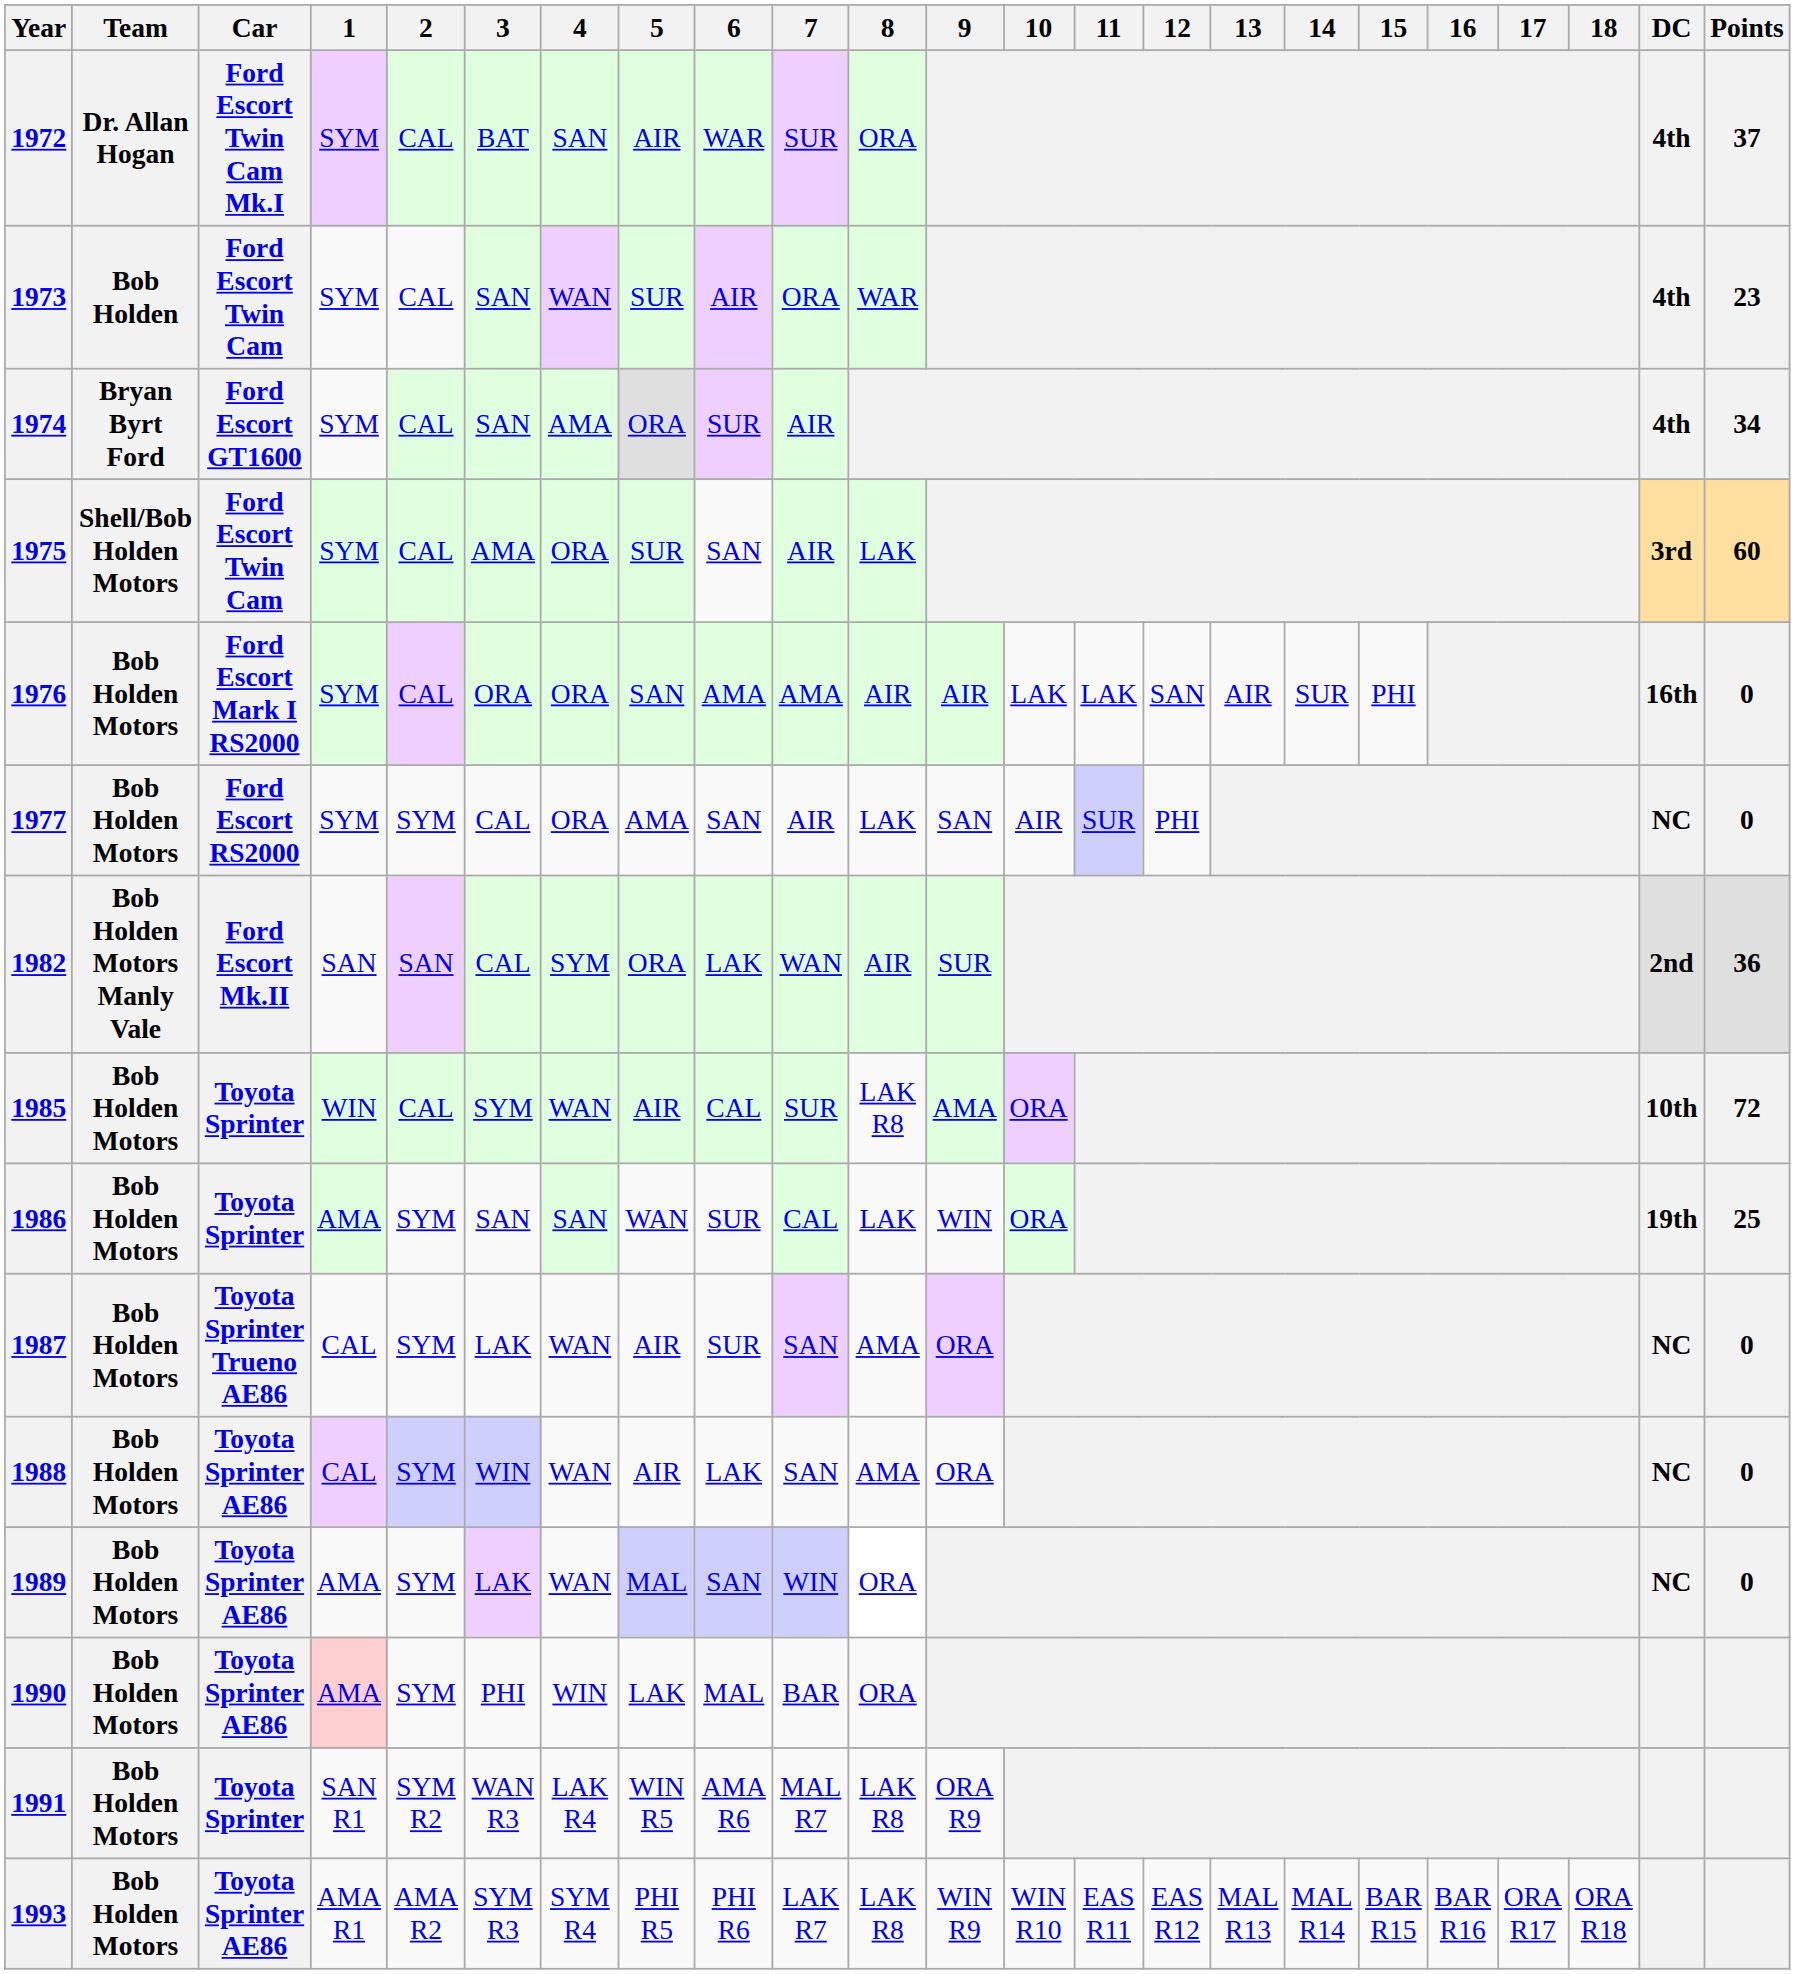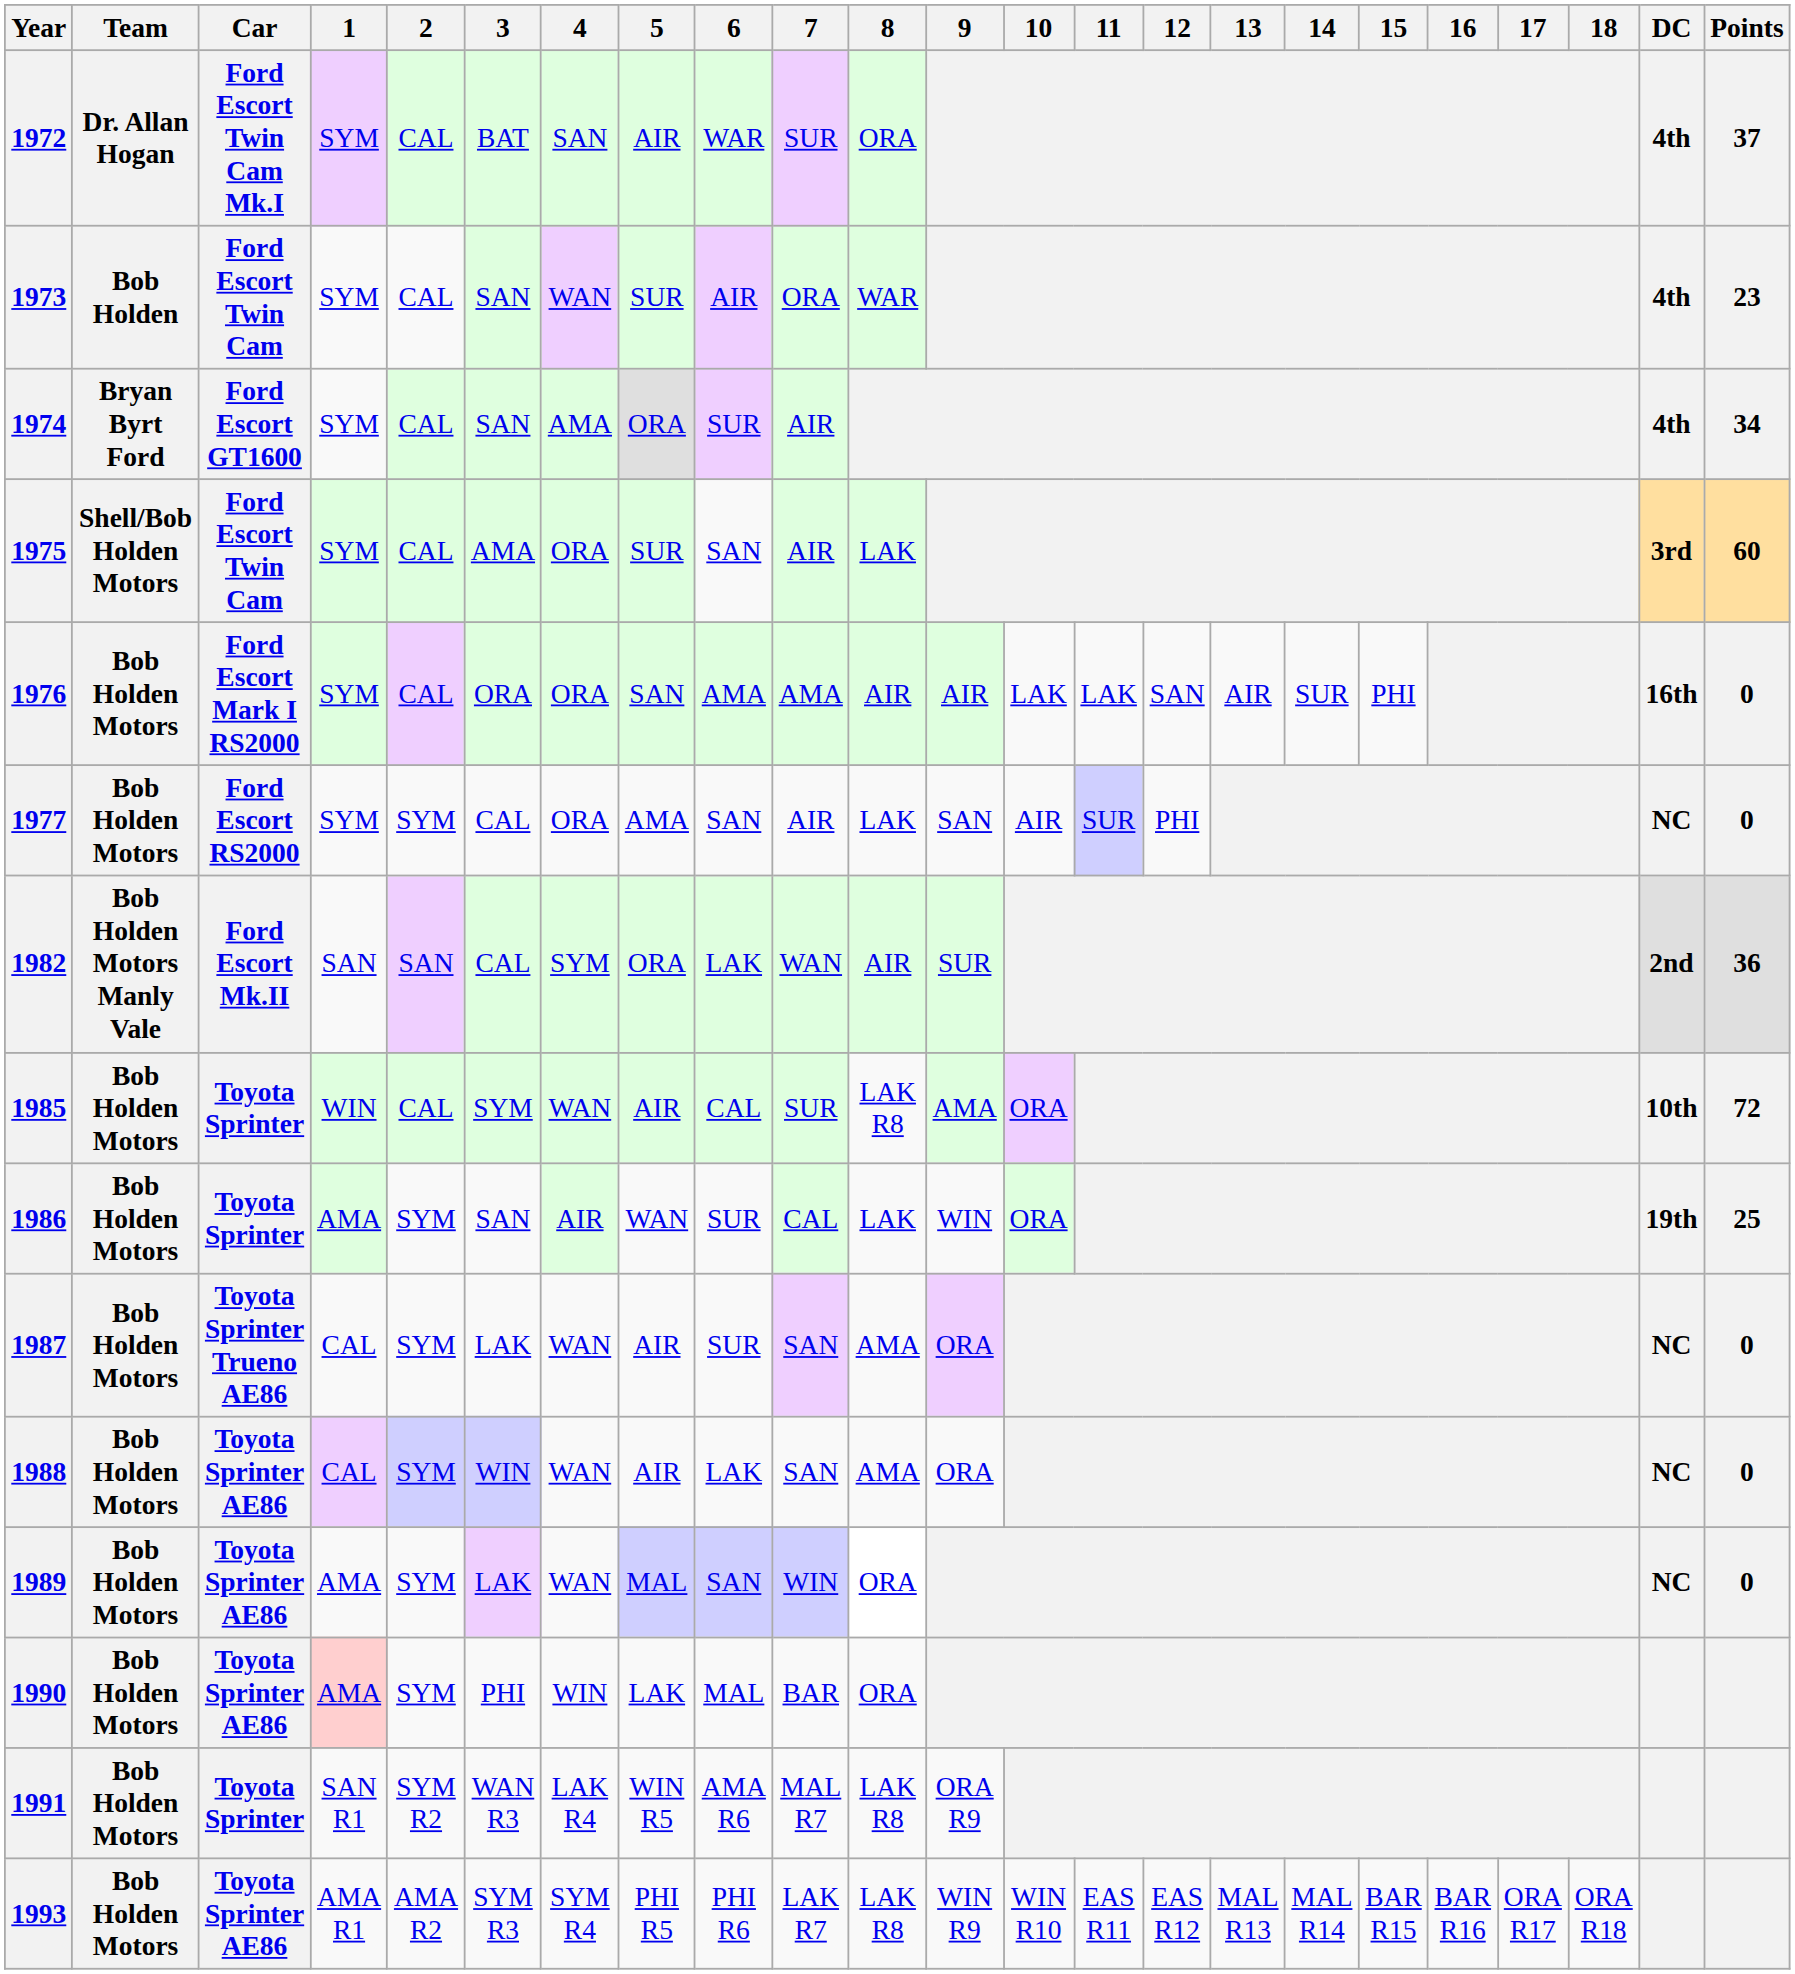(580, 1217) SAN -> (580, 1217) AIR
